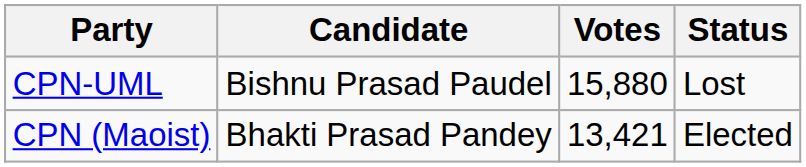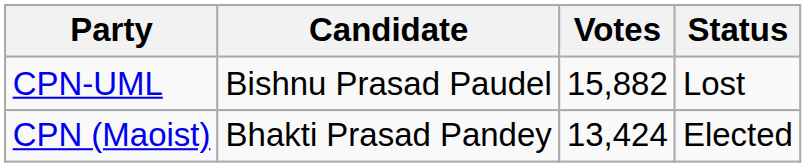(617, 82) 15,880 -> (617, 82) 15,882
(617, 135) 13,421 -> (617, 135) 13,424
